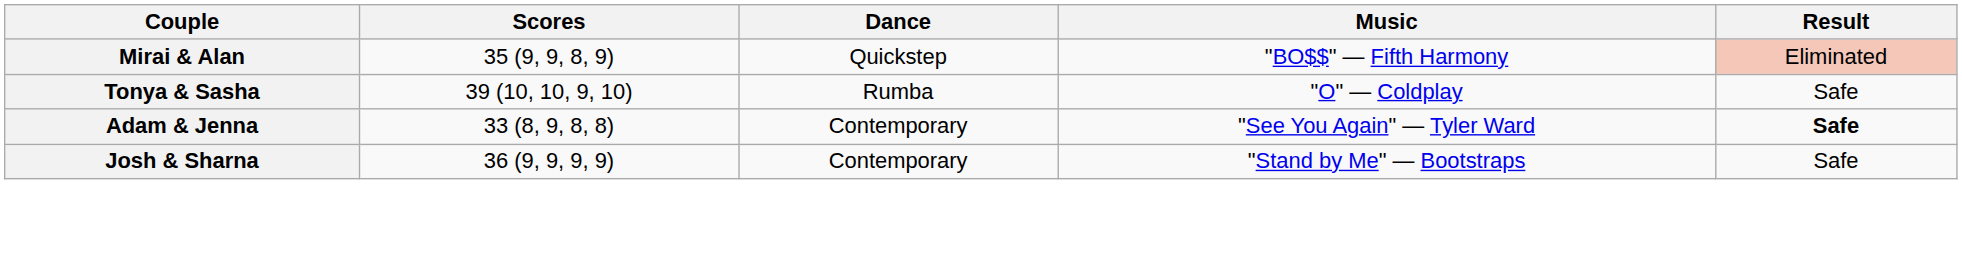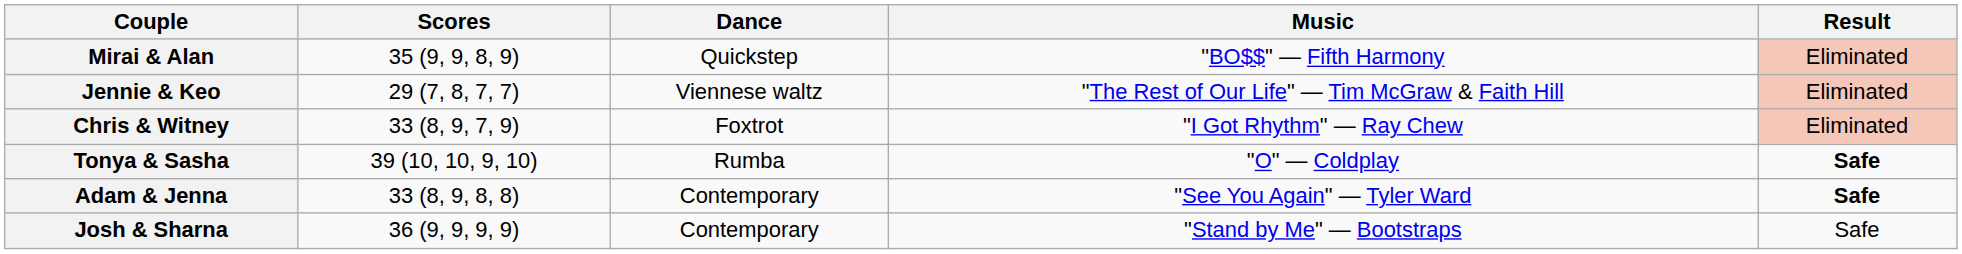+ row: (151, 91)
+ row: (151, 126)
(1836, 91) normal -> (1857, 160) bold
